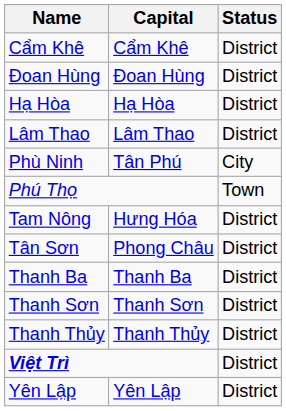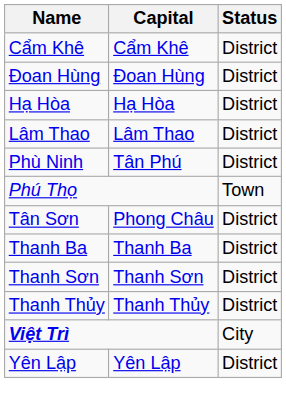(238, 162) City -> (250, 162) District
- row: (50, 219)
(250, 362) District -> (238, 334) City
